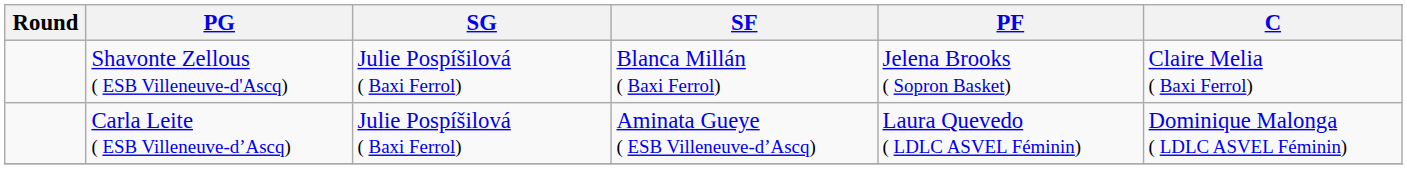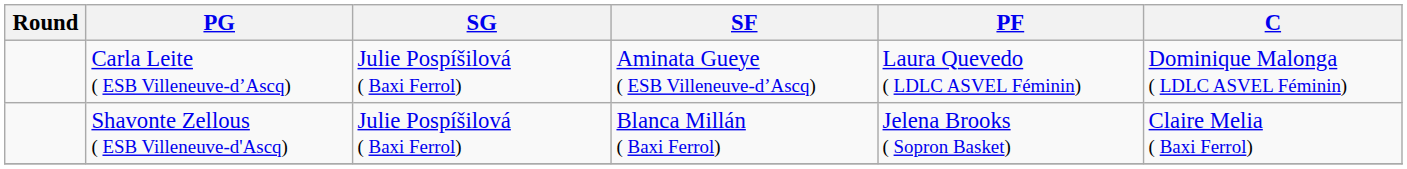rows swapped: (190, 71) <-> (191, 132)
